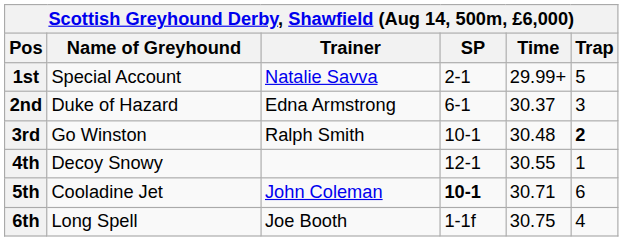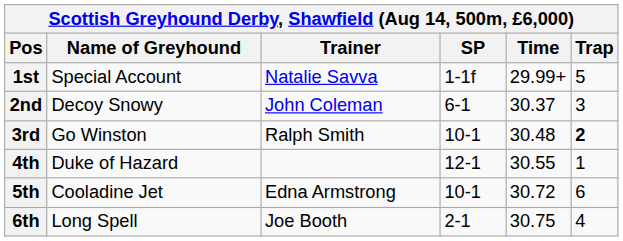(458, 76) 2-1 -> (460, 76) 1-1f
(115, 105) Duke of Hazard -> (107, 105) Decoy Snowy
(330, 105) Edna Armstrong -> (324, 105) John Coleman
(107, 163) Decoy Snowy -> (115, 163) Duke of Hazard
(324, 192) John Coleman -> (330, 192) Edna Armstrong
(463, 192) bold -> (463, 192) normal
(533, 192) 30.71 -> (533, 192) 30.72
(460, 221) 1-1f -> (458, 221) 2-1
